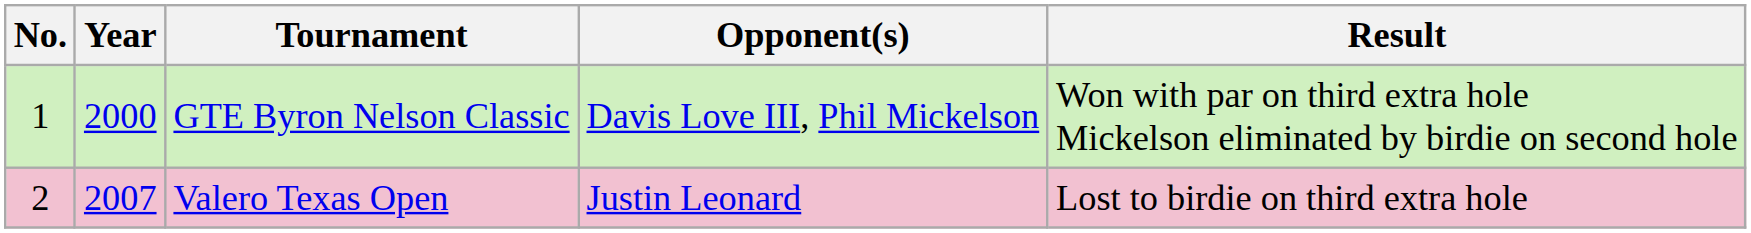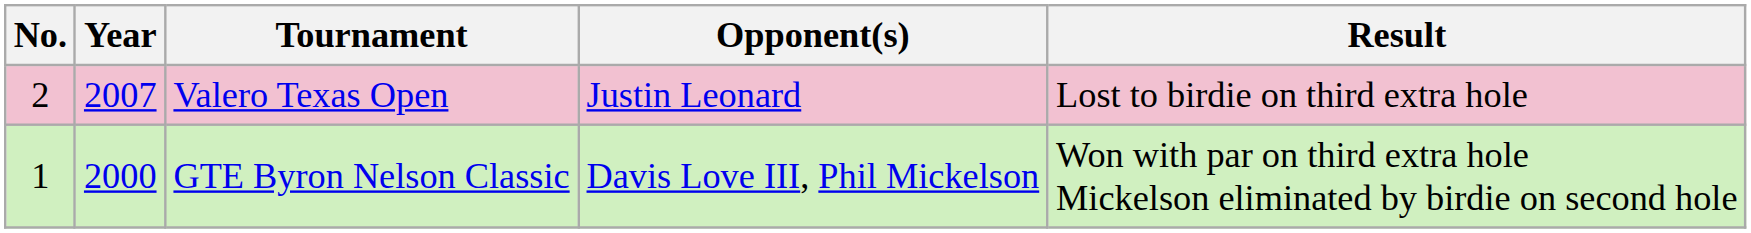rows swapped: (372, 116) <-> (311, 197)
